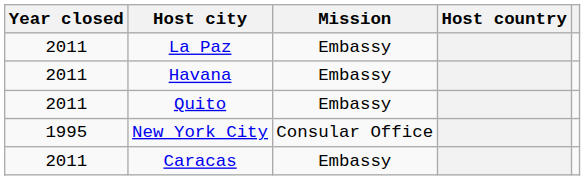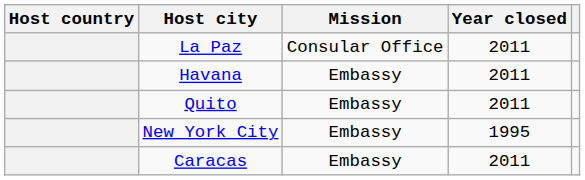columns swapped: (504, 19) <-> (66, 19)
(355, 47) Embassy -> (365, 47) Consular Office
(355, 132) Consular Office -> (365, 132) Embassy
